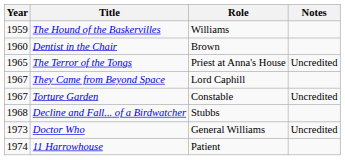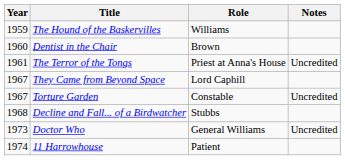(17, 63) 1965 -> (17, 63) 1961
